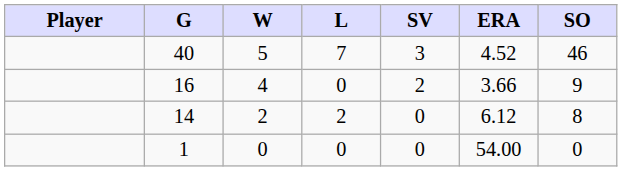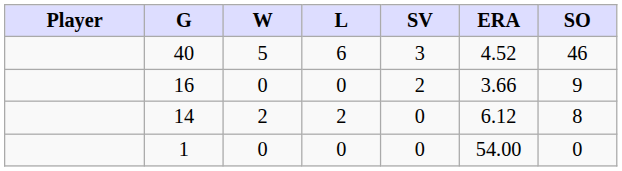(341, 52) 7 -> (341, 52) 6
(263, 85) 4 -> (263, 85) 0
